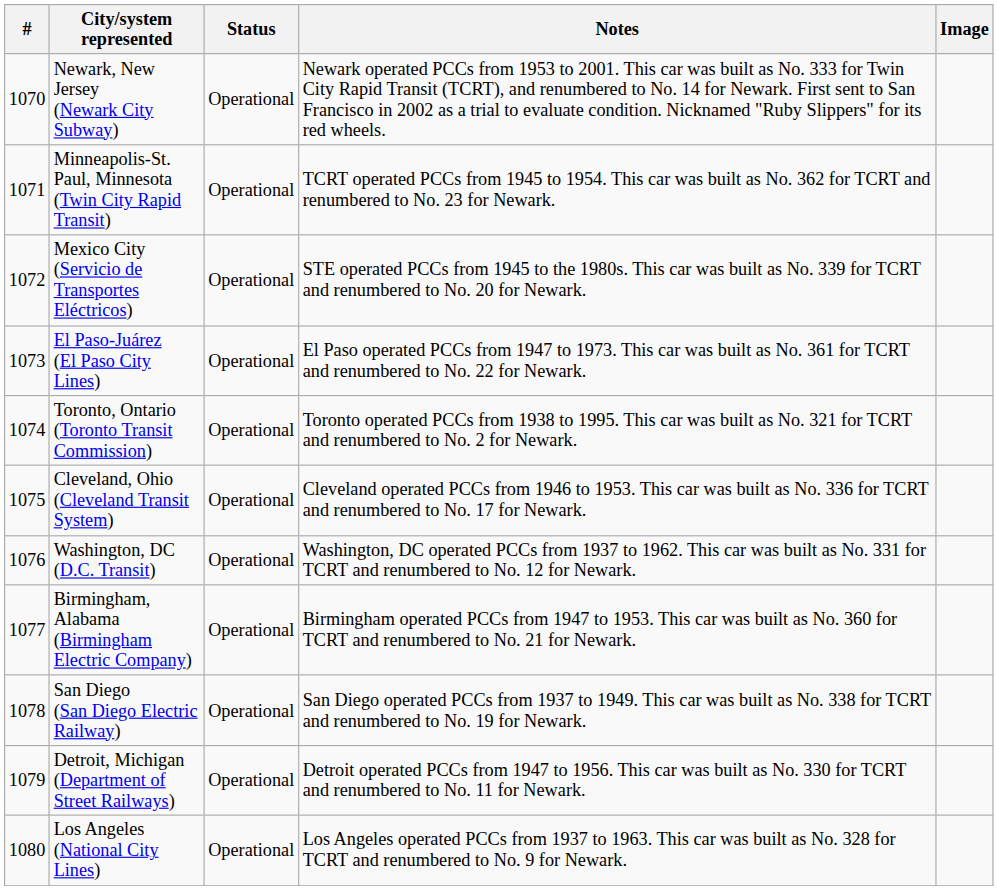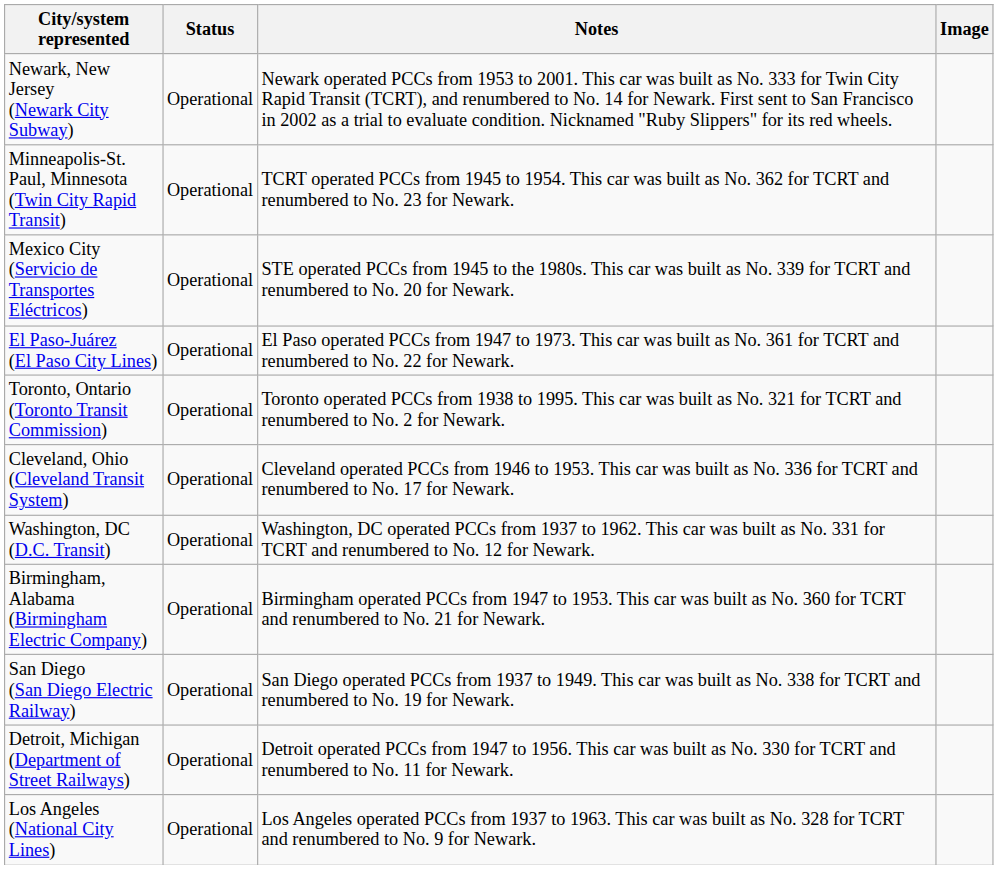- column: (27, 29)
